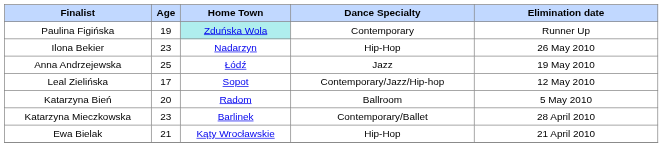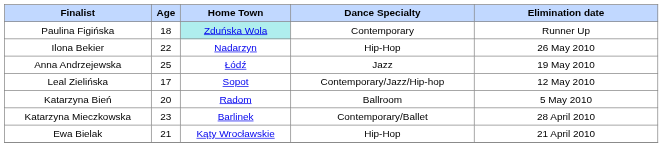(166, 30) 19 -> (166, 30) 18
(166, 47) 23 -> (166, 47) 22
